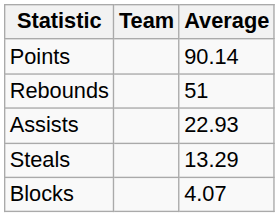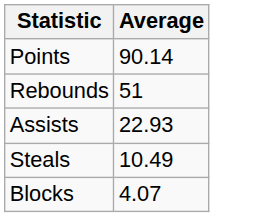- column: (147, 21)
(211, 159) 13.29 -> (146, 159) 10.49
